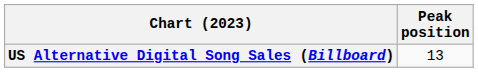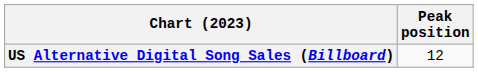(435, 56) 13 -> (435, 56) 12
